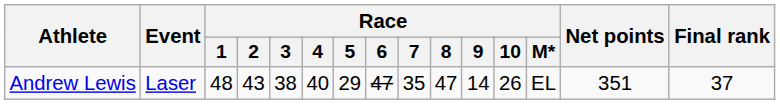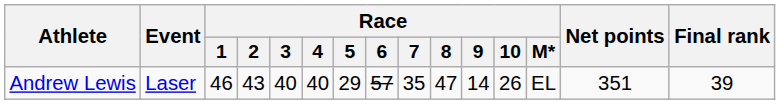(221, 83) 48 -> (221, 83) 46
(286, 83) 38 -> (286, 83) 40
(382, 83) 47 -> (382, 83) 57
(722, 83) 37 -> (722, 83) 39
